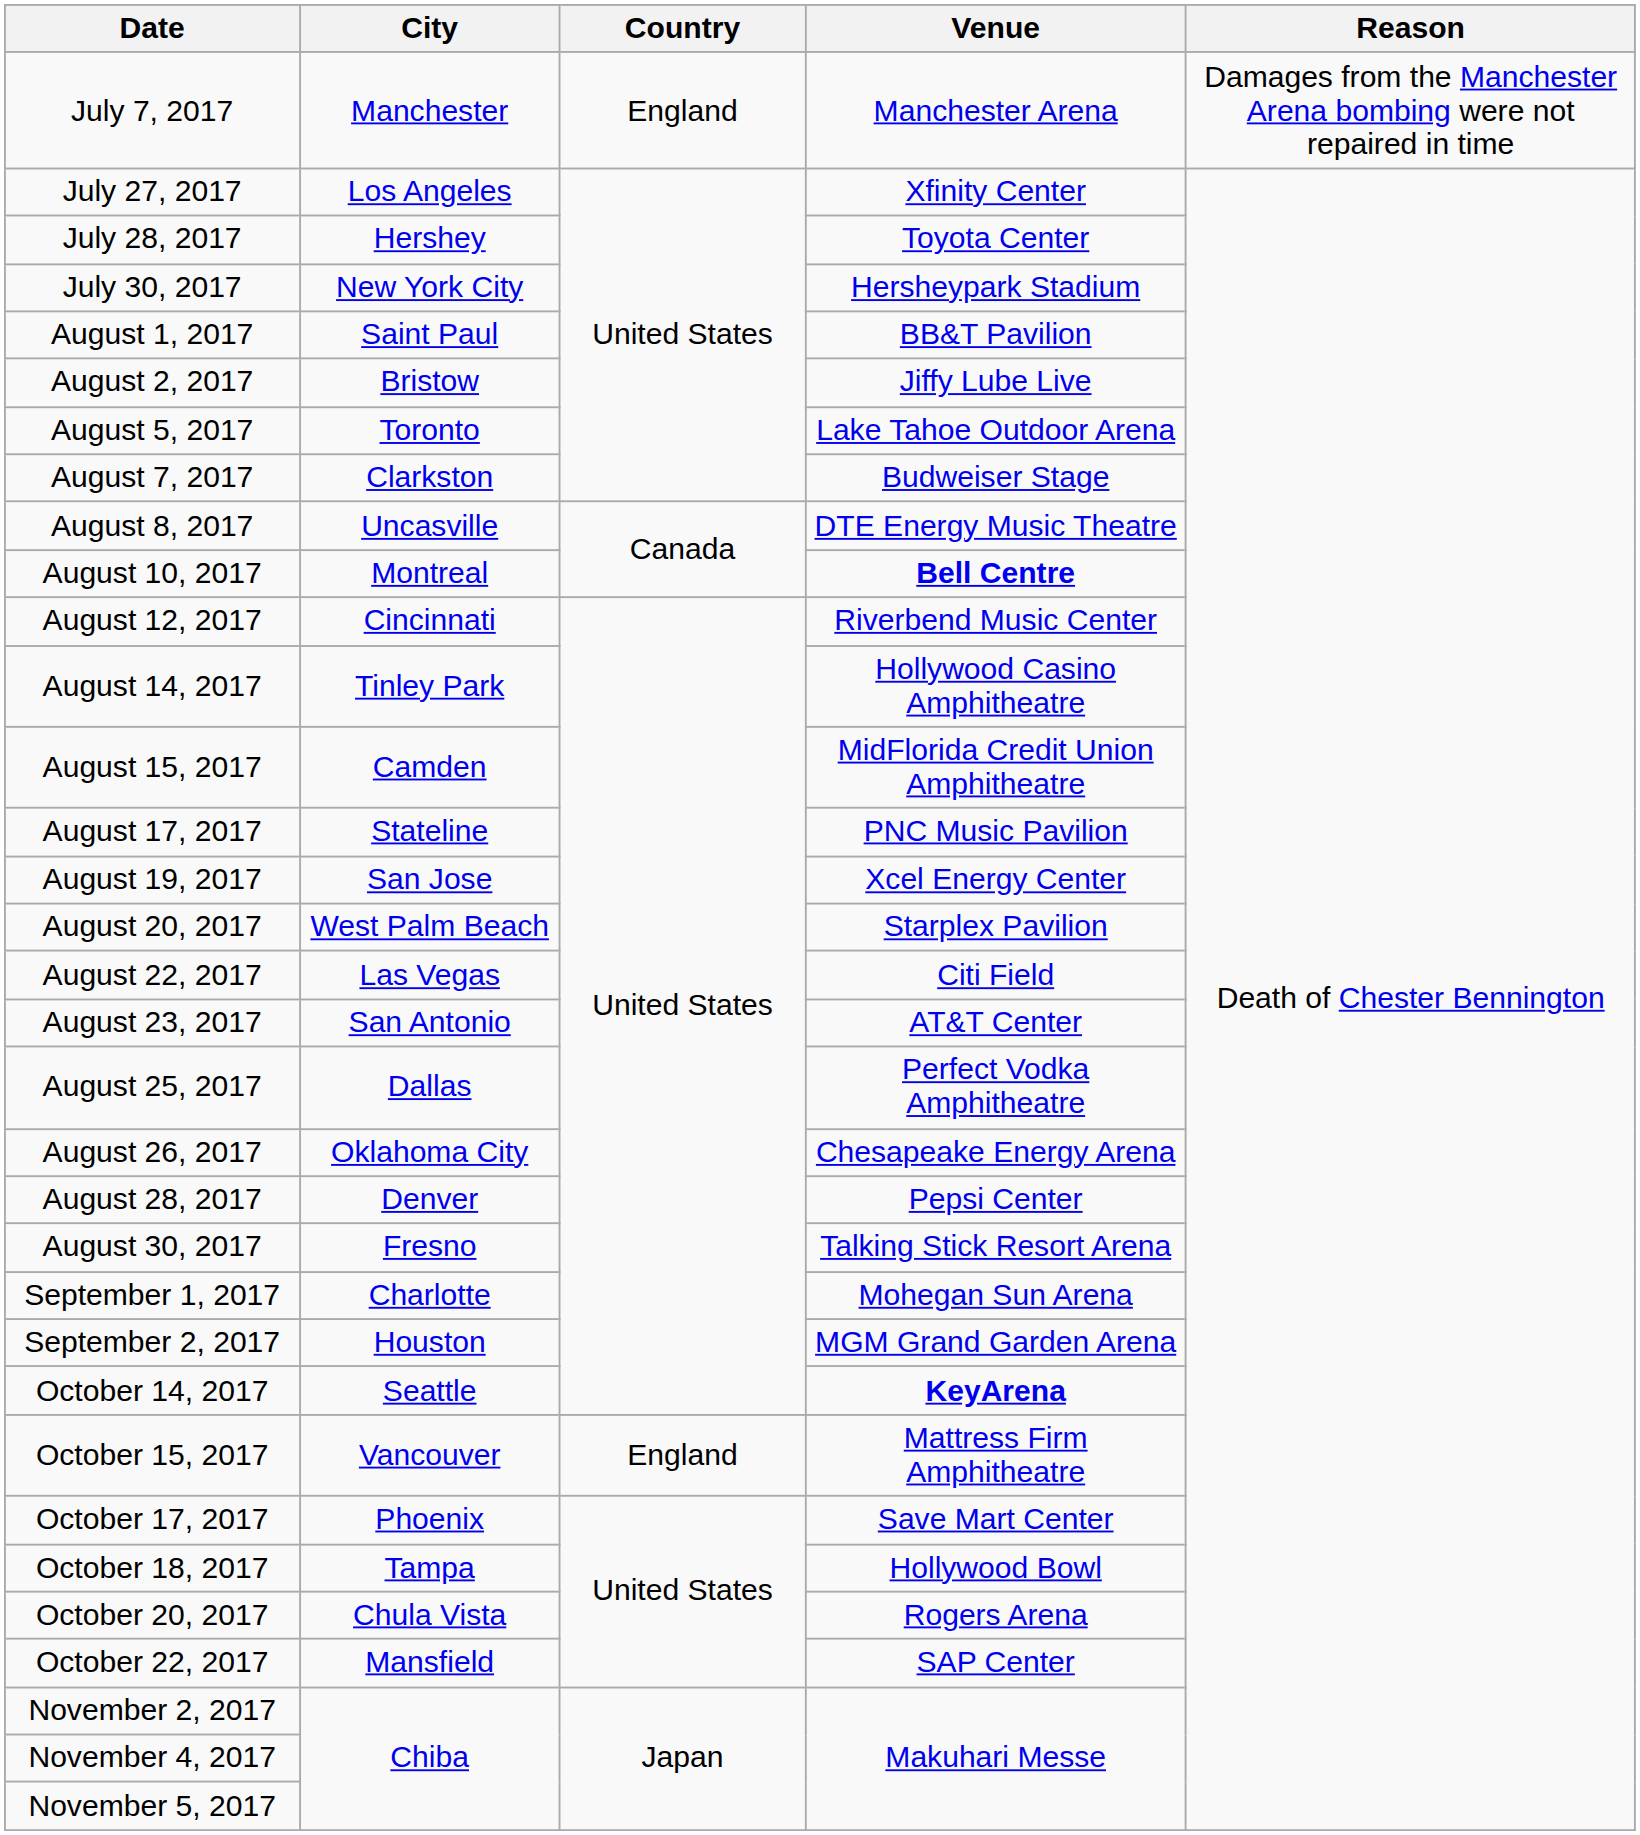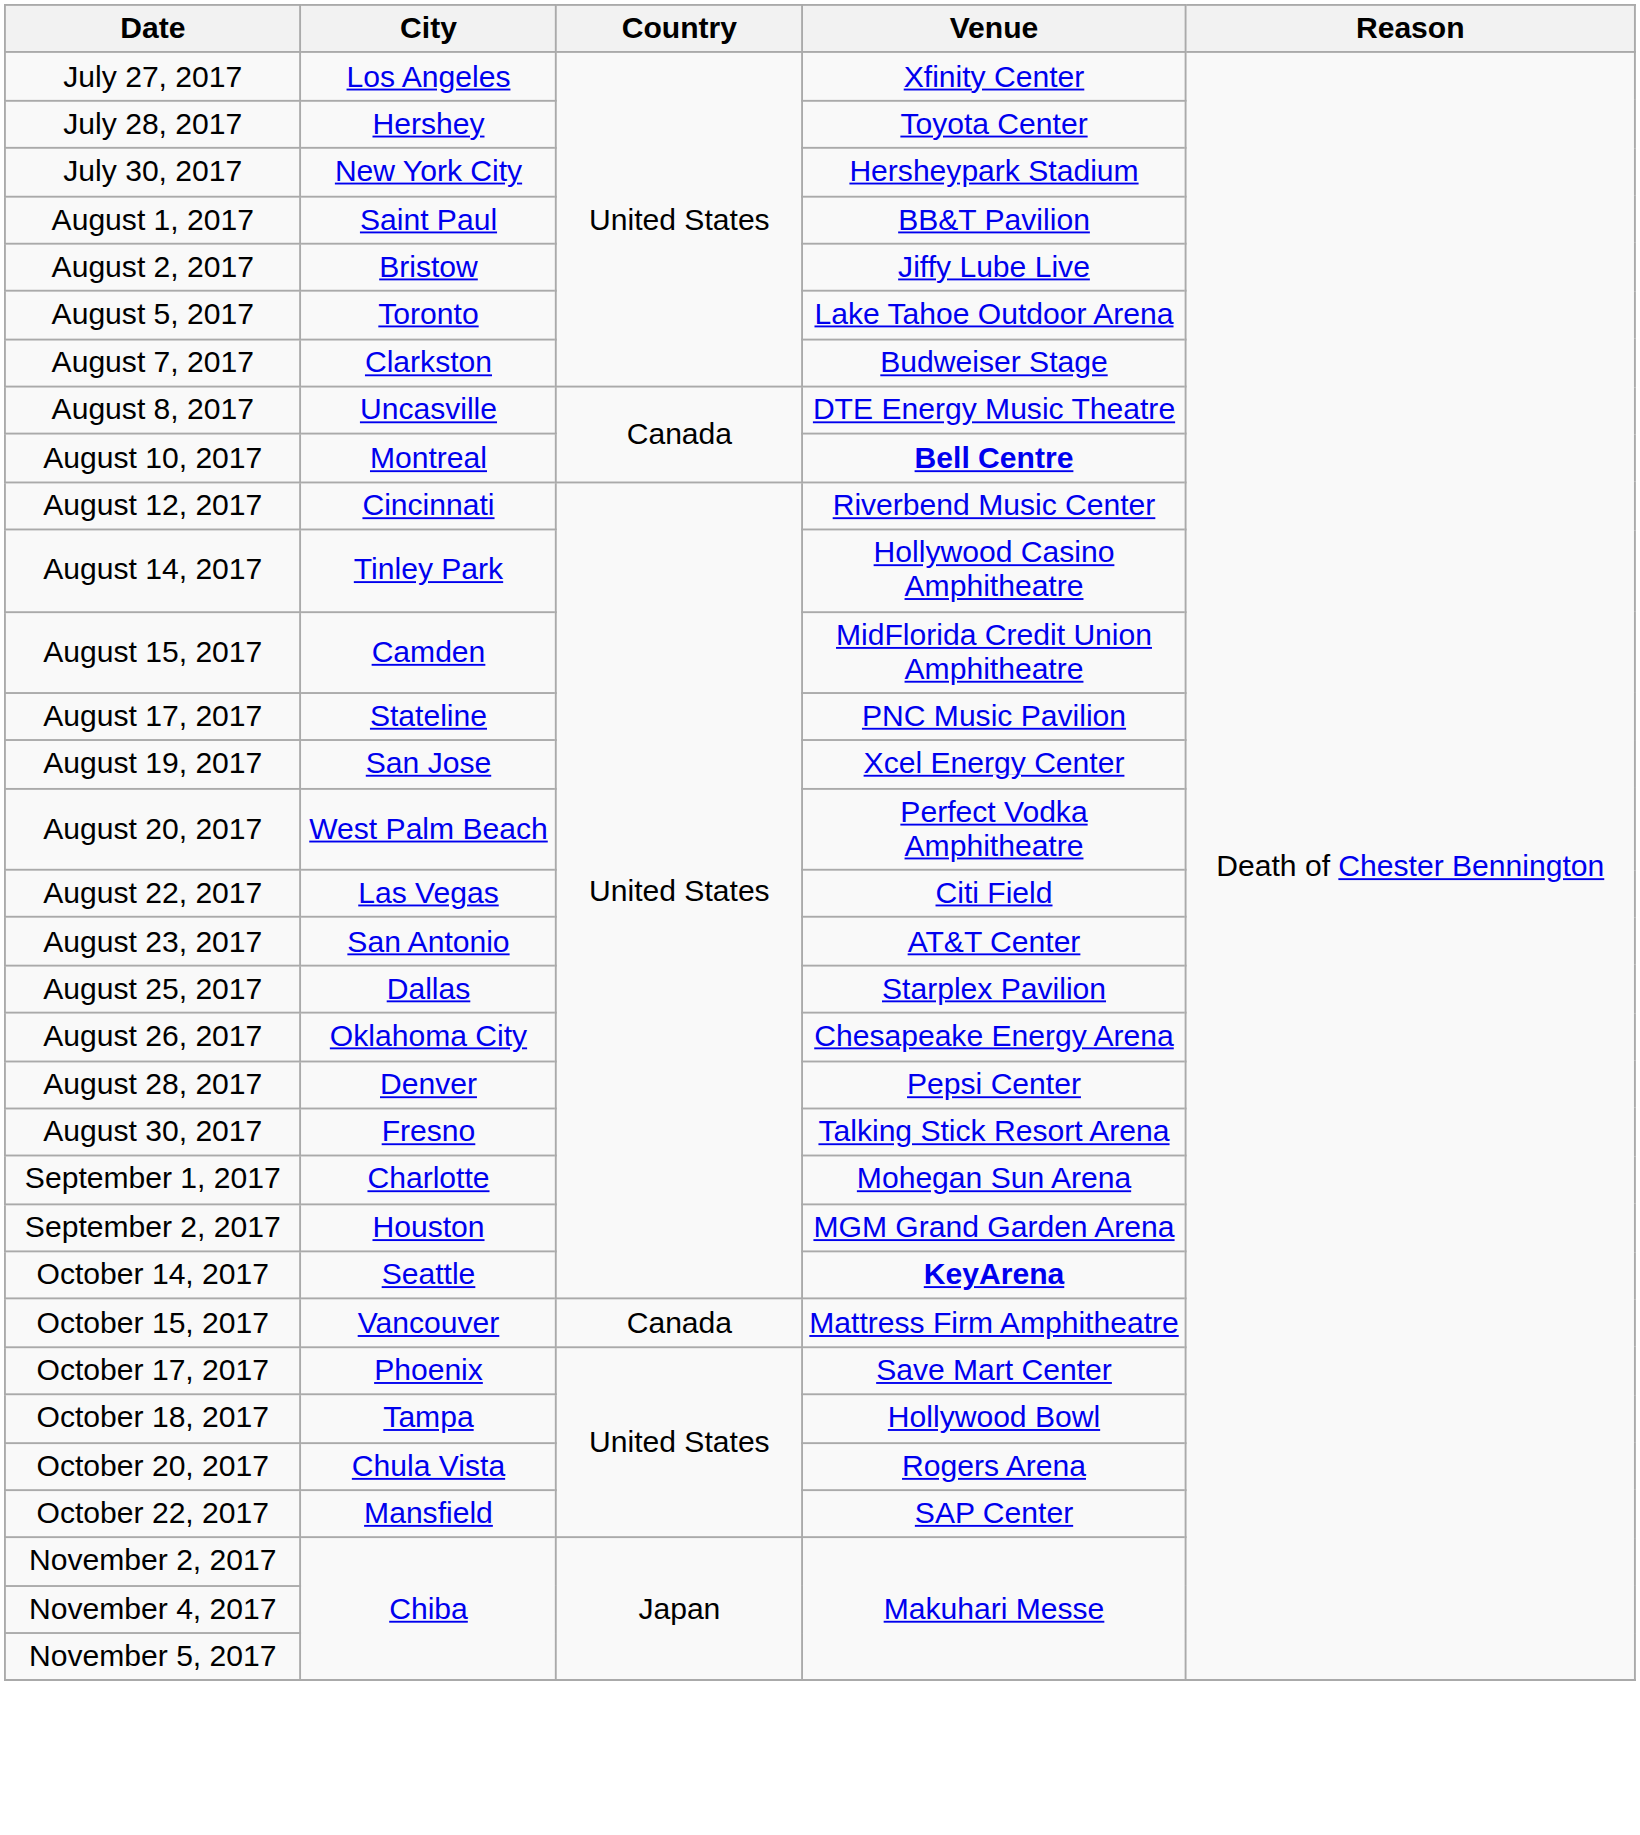- row: (152, 109)
(996, 926) Starplex Pavilion -> (994, 828) Perfect Vodka Amphitheatre
(996, 1087) Perfect Vodka Amphitheatre -> (994, 988) Starplex Pavilion
(682, 1454) England -> (679, 1322) Canada
